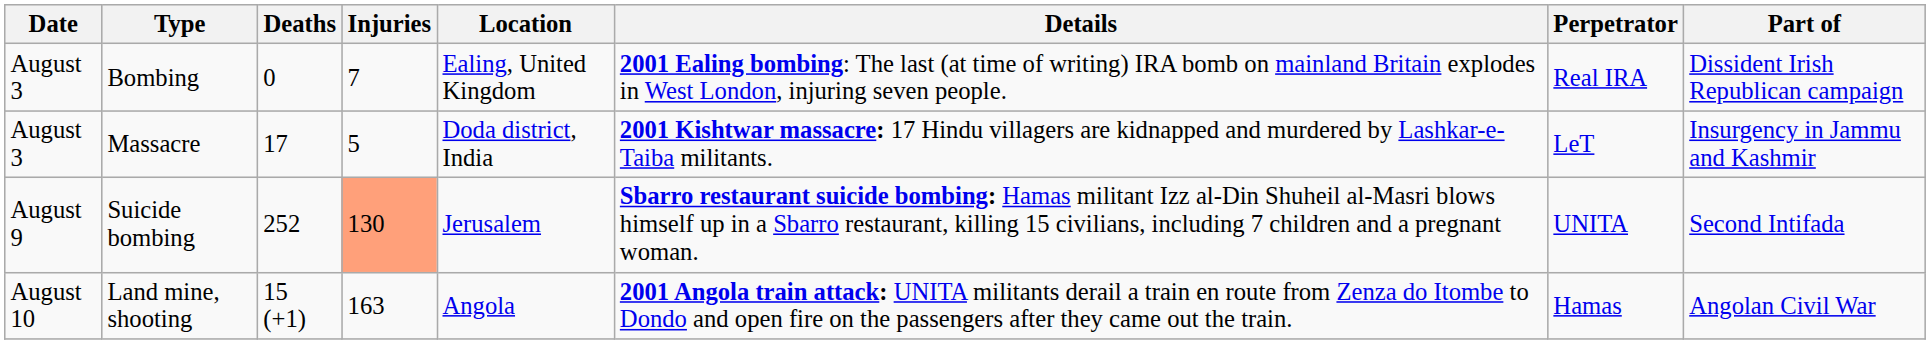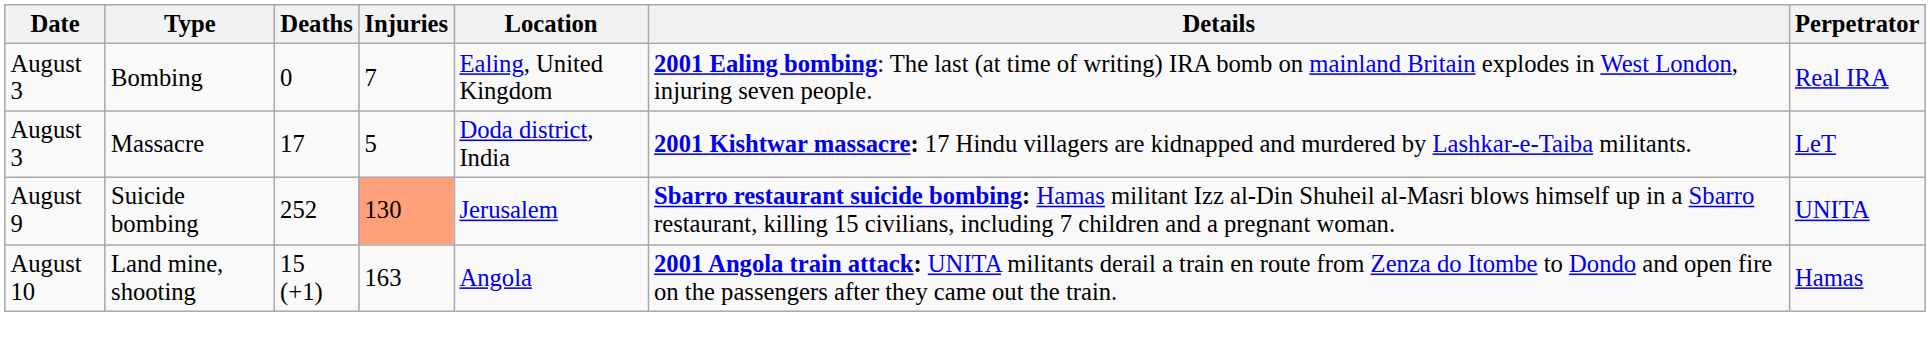- column: (1804, 24)
